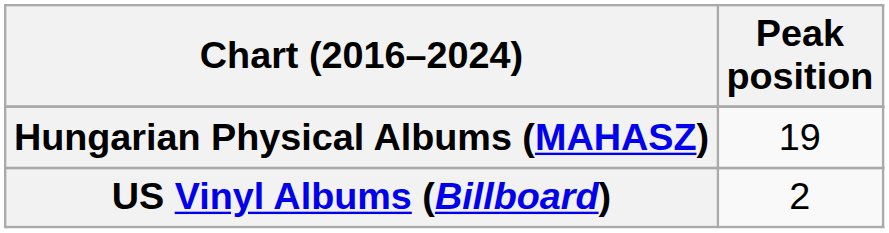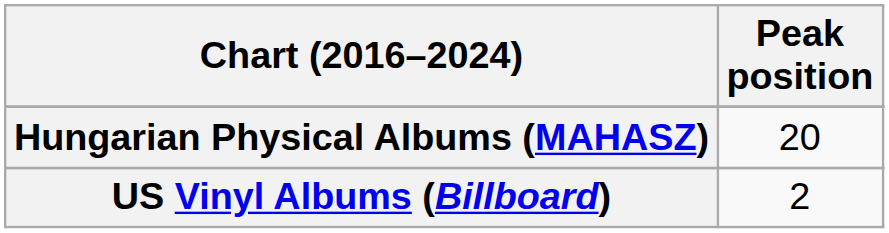(800, 136) 19 -> (800, 136) 20
